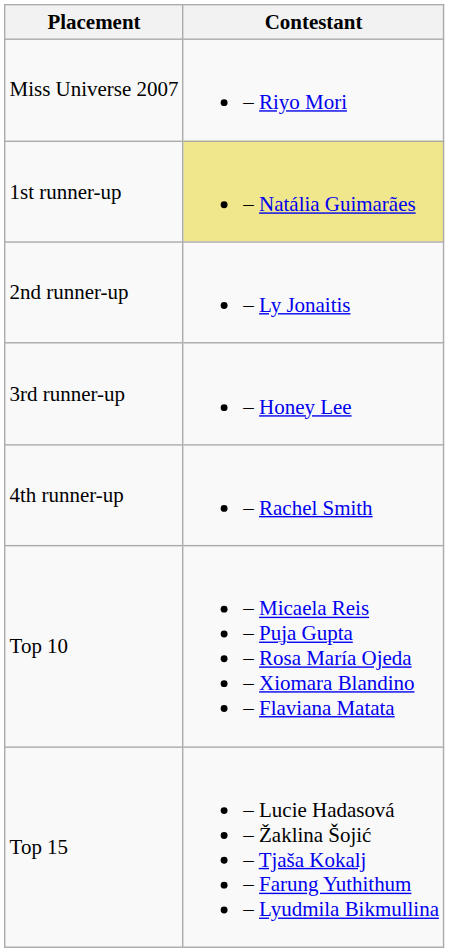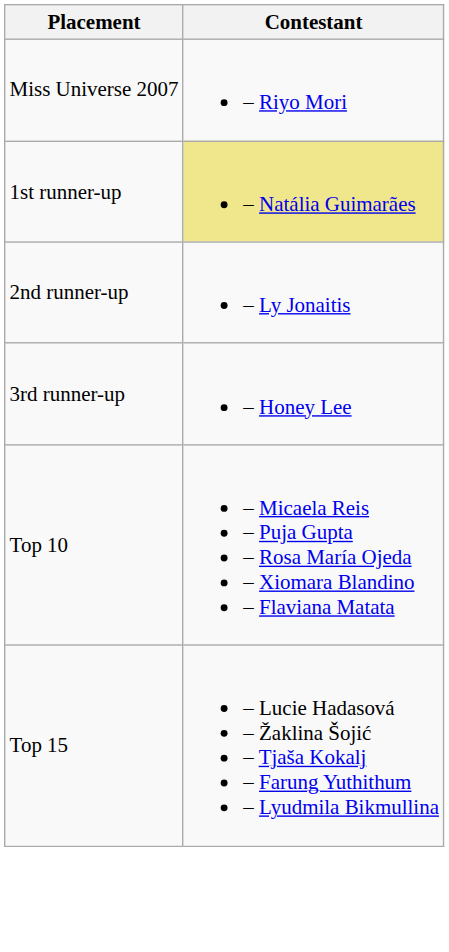- row: (67, 495)
